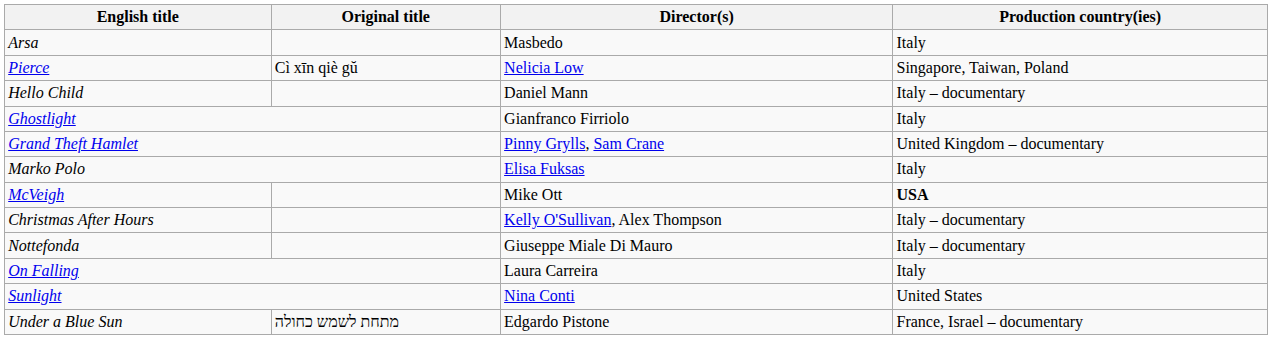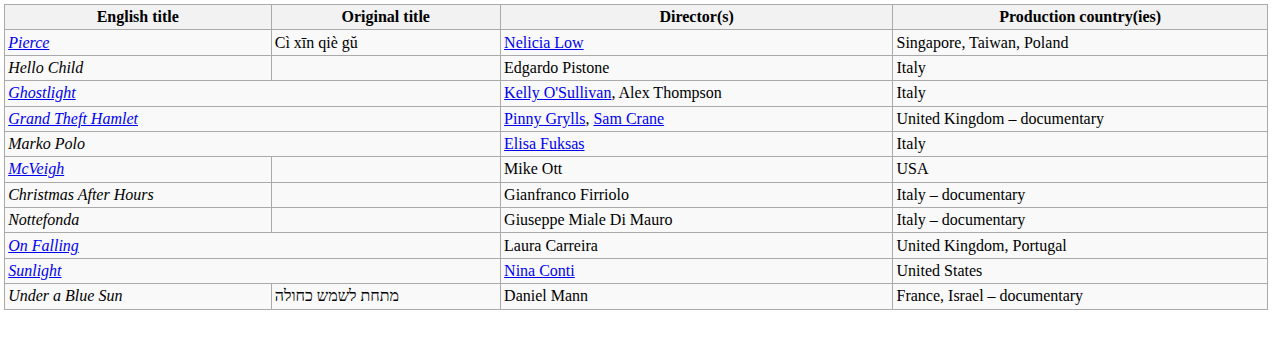- row: (23, 42)
(546, 93) Daniel Mann -> (557, 67) Edgardo Pistone
(961, 93) Italy – documentary -> (911, 67) Italy
(567, 118) Gianfranco Firriolo -> (613, 93) Kelly O'Sullivan, Alex Thompson
(913, 194) bold -> (913, 169) normal
(613, 220) Kelly O'Sullivan, Alex Thompson -> (567, 194) Gianfranco Firriolo
(911, 270) Italy -> (982, 245) United Kingdom, Portugal
(557, 321) Edgardo Pistone -> (546, 296) Daniel Mann
